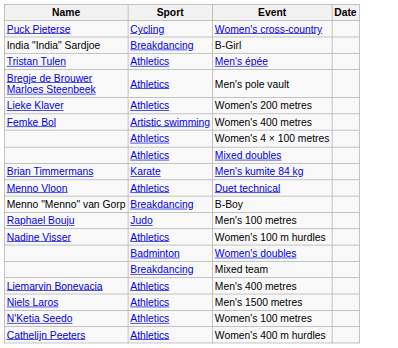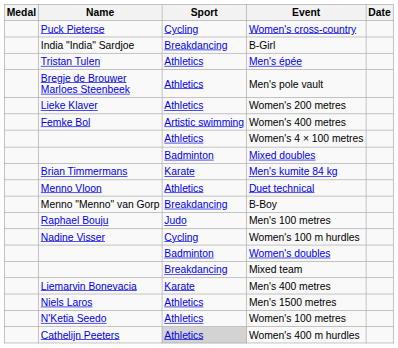+ column: (21, 13)
(150, 155) Athletics -> (189, 155) Badminton
(150, 237) Athletics -> (181, 237) Cycling
(150, 286) Athletics -> (180, 286) Karate
(150, 335) no background -> (184, 335) lightgrey background
